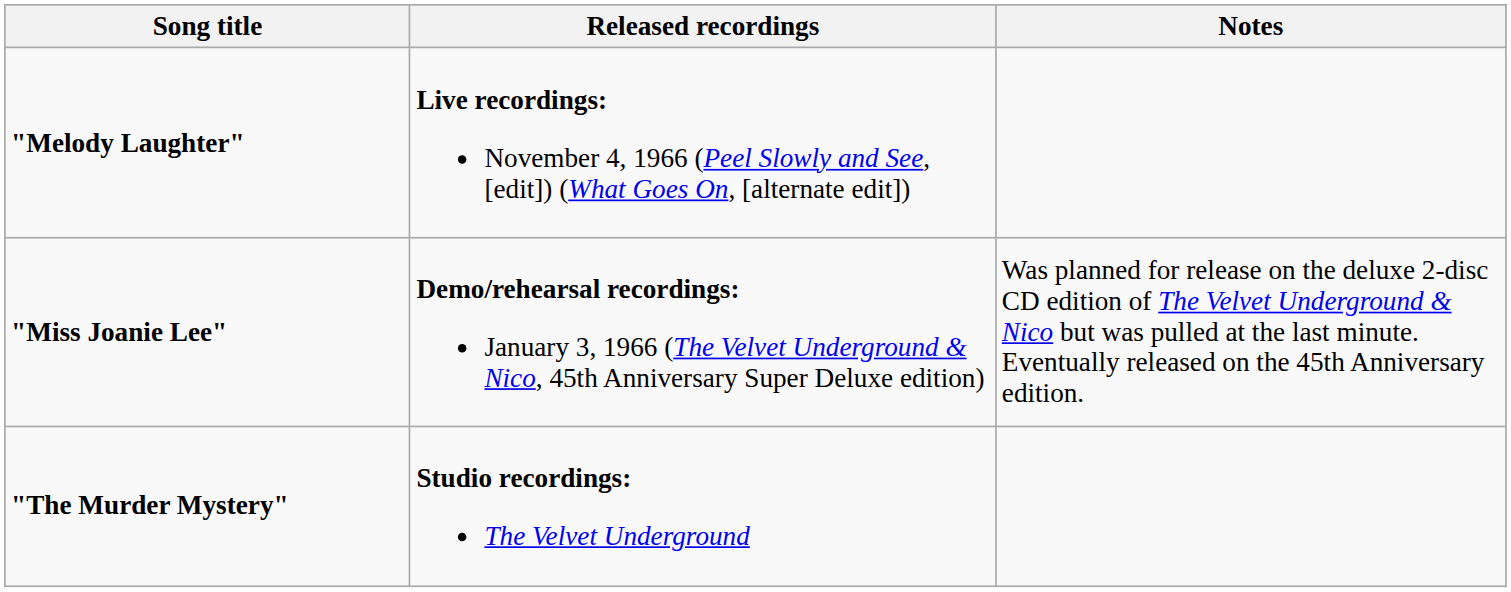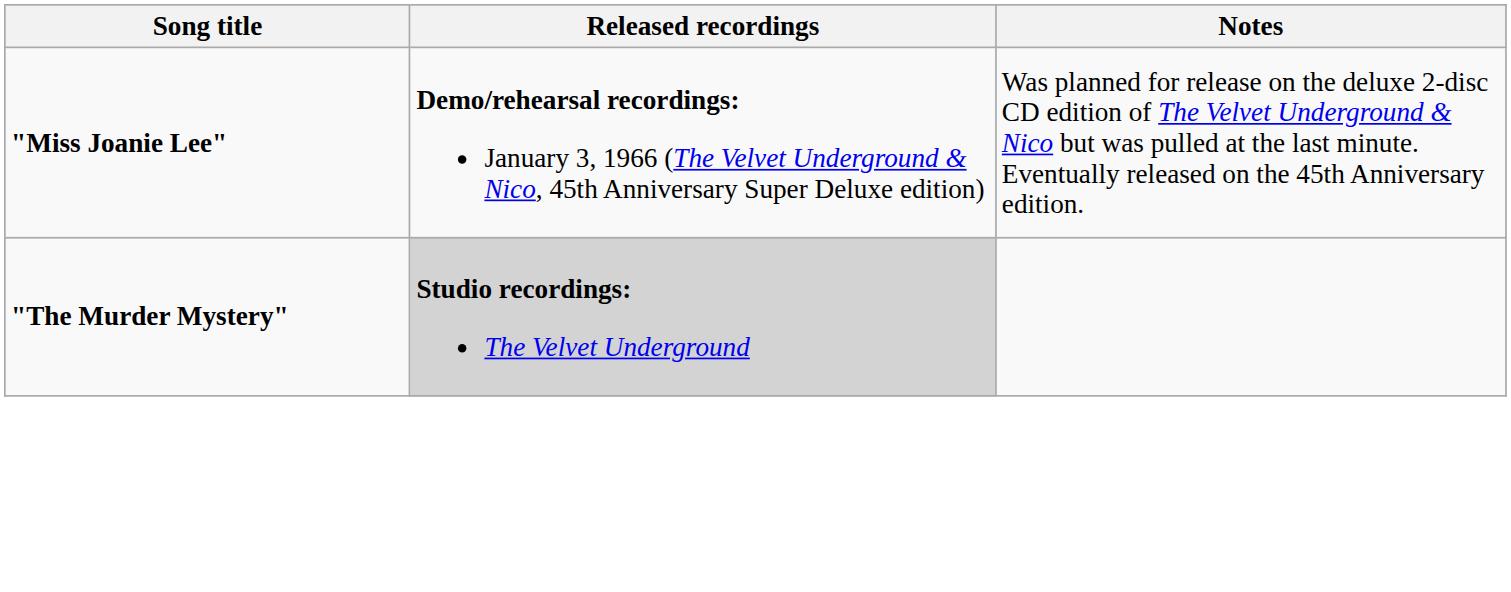- row: (128, 142)
(703, 508) no background -> (703, 318) lightgrey background
